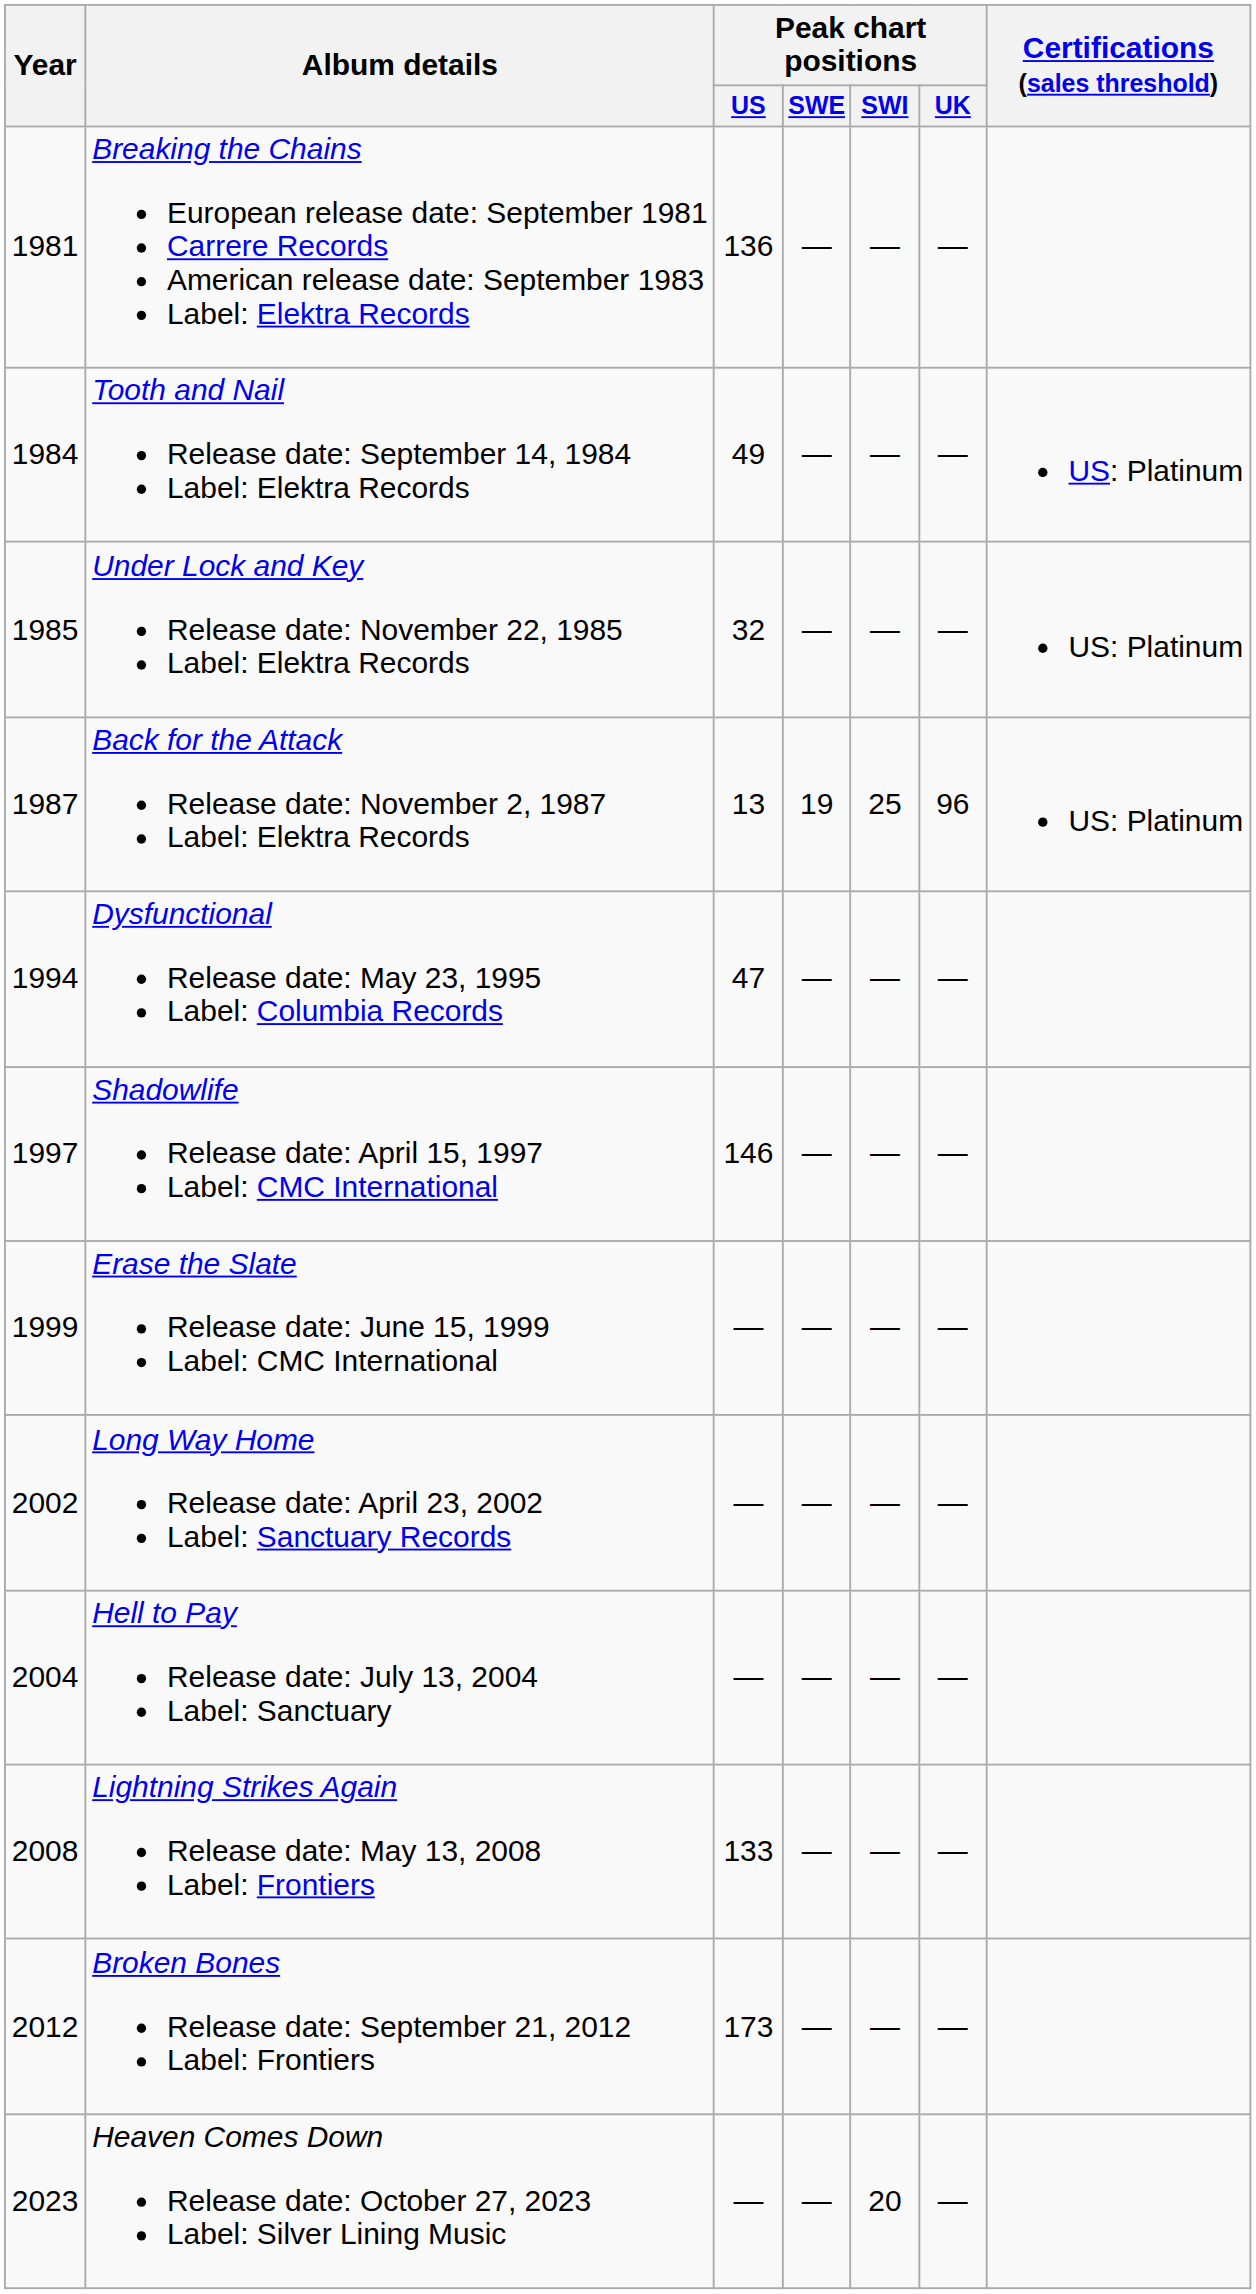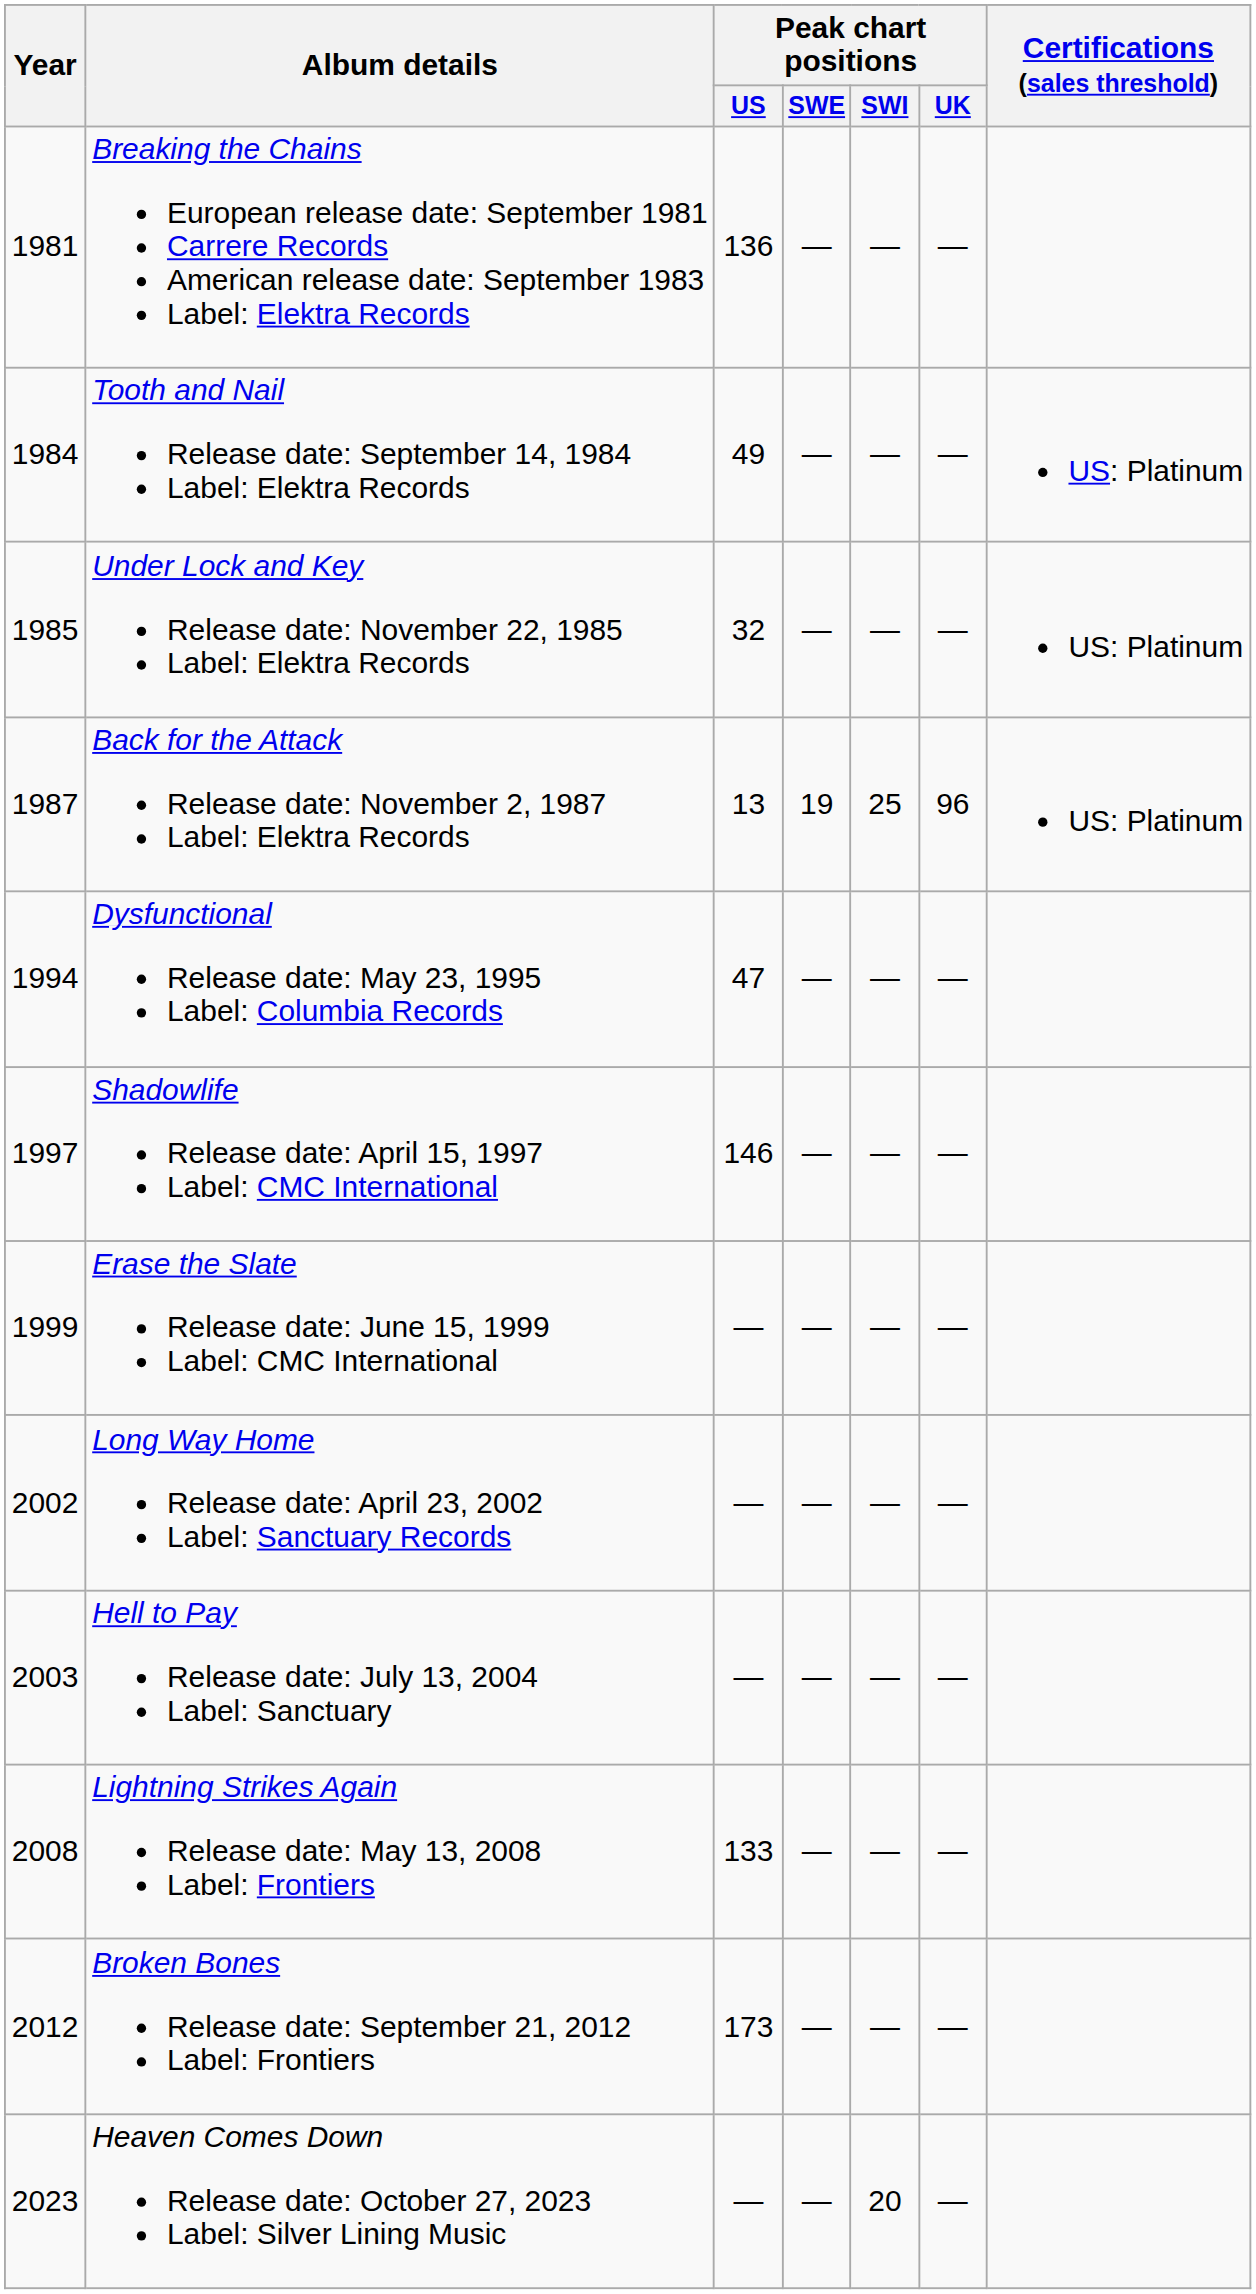(45, 1676) 2004 -> (45, 1676) 2003
